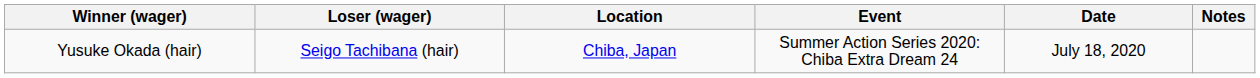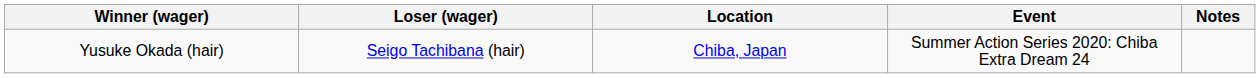- column: (1099, 17)
